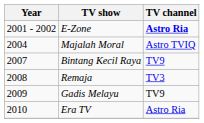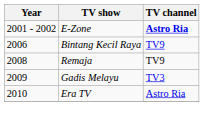- row: (92, 45)
(17, 61) 2007 -> (17, 45) 2006
(155, 77) TV3 -> (155, 61) TV9
(155, 93) TV9 -> (155, 77) TV3
